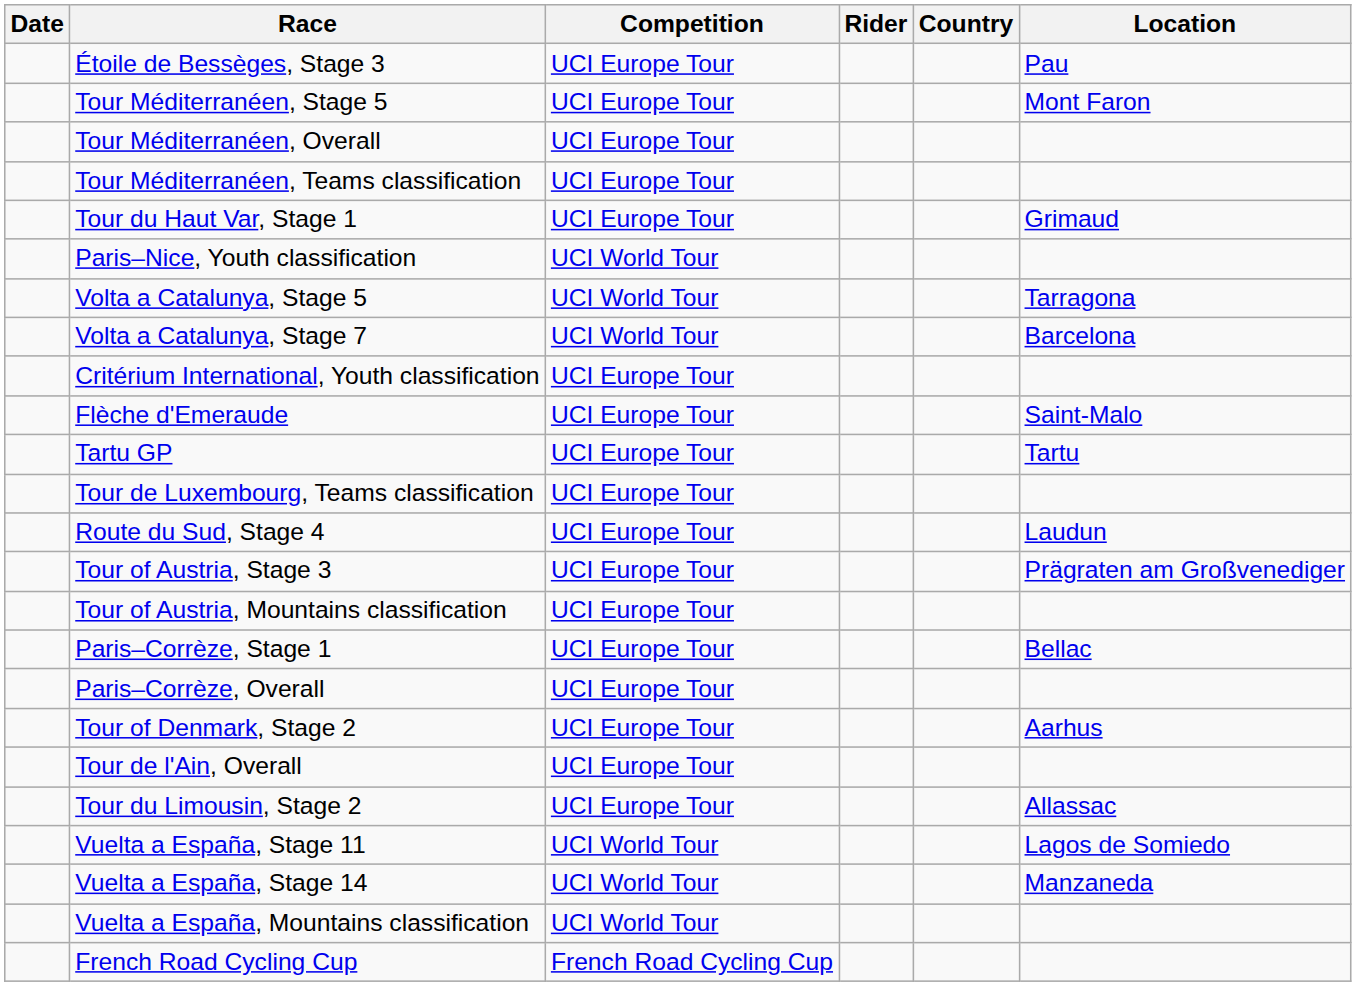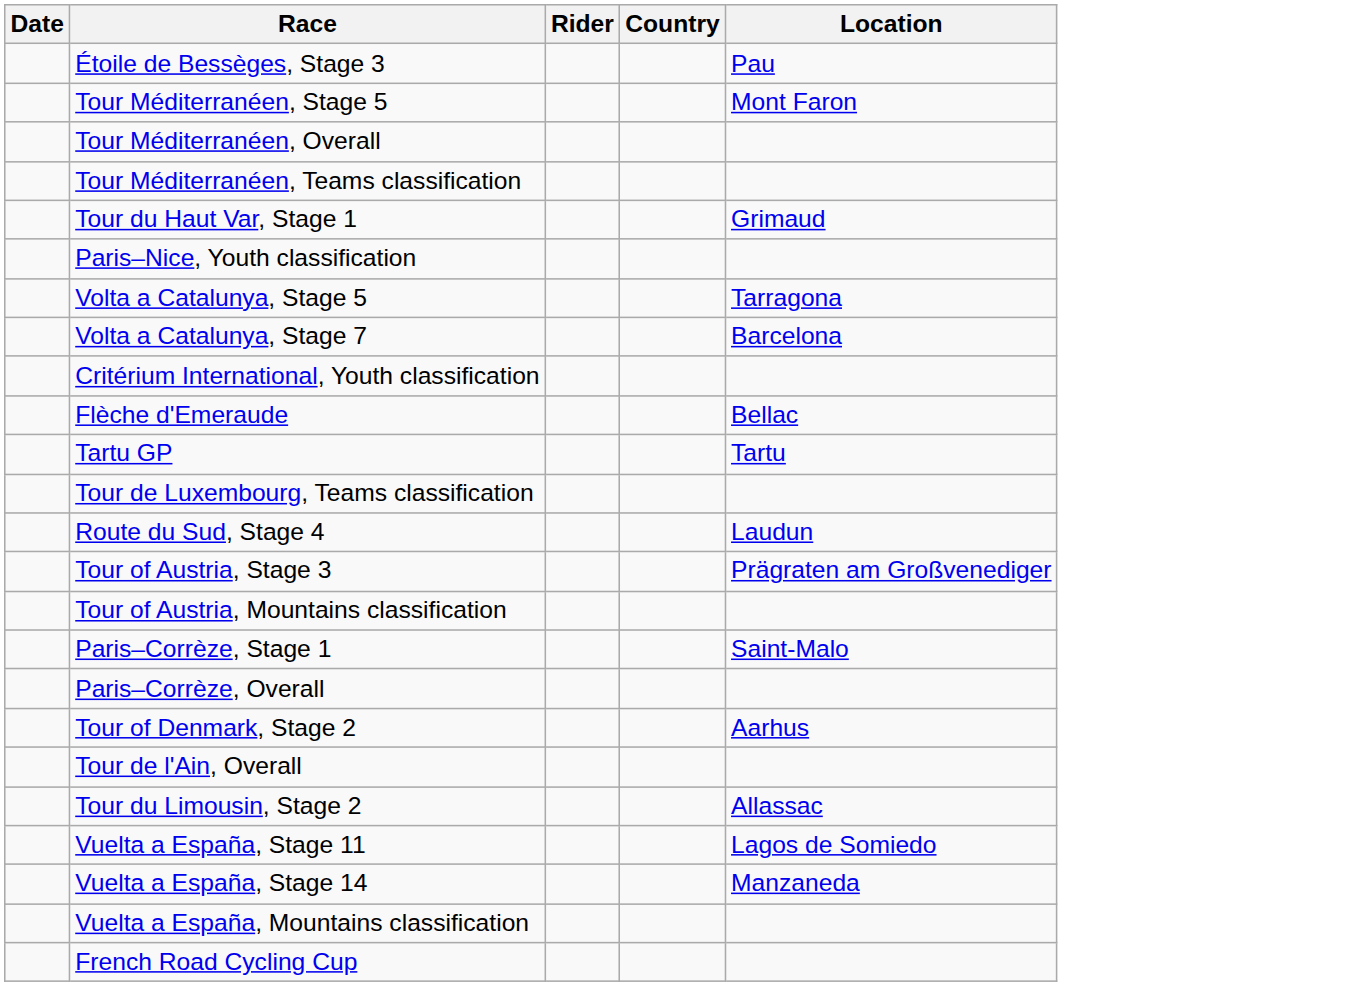- column: (692, 24)
(1083, 414) Saint-Malo -> (765, 414) Bellac
(1058, 649) Bellac -> (790, 649) Saint-Malo
